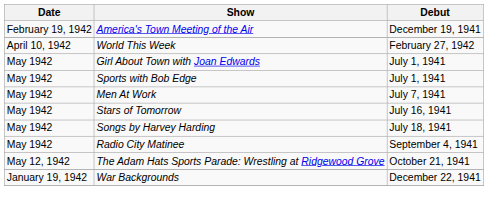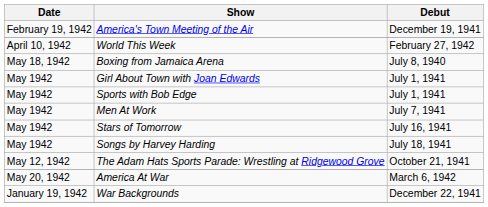+ row: (160, 62)
- row: (140, 144)
+ row: (133, 177)
